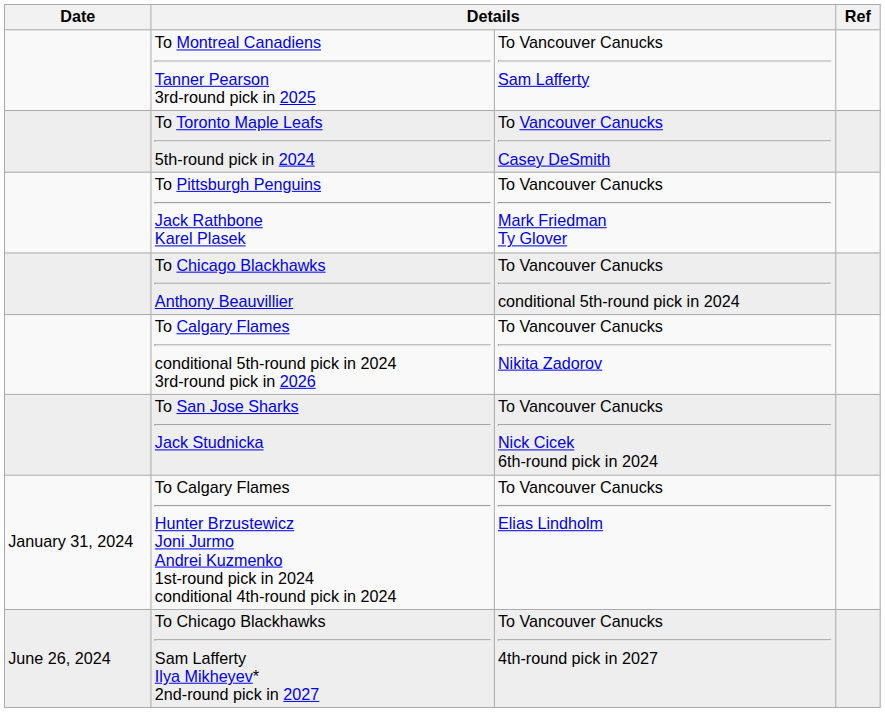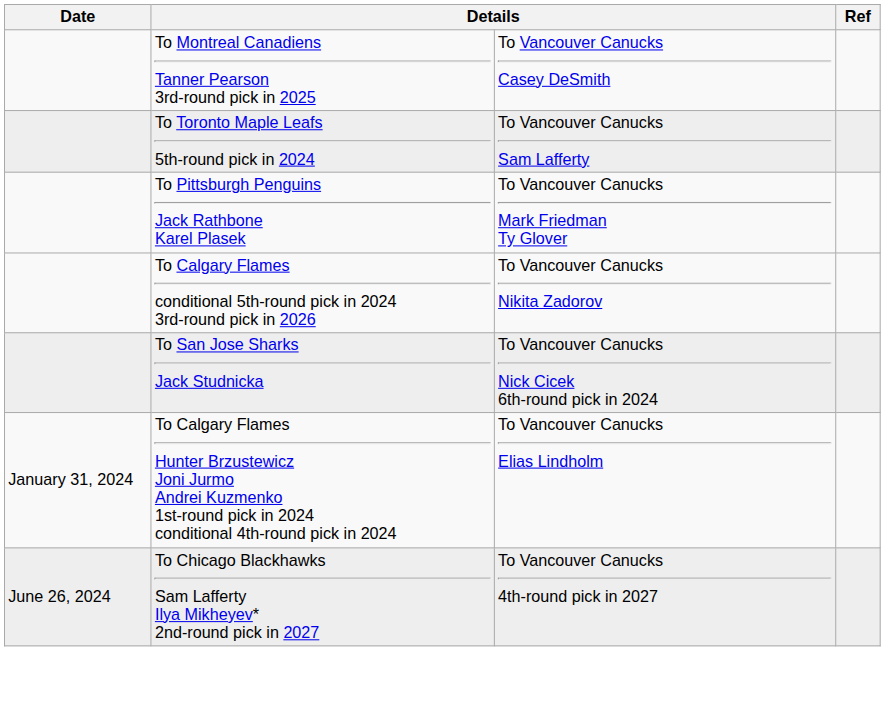(665, 61) To Vancouver Canucks Sam Lafferty -> (665, 61) To Vancouver Canucks Casey DeSmith
(665, 141) To Vancouver Canucks Casey DeSmith -> (665, 141) To Vancouver Canucks Sam Lafferty
- row: (323, 283)
